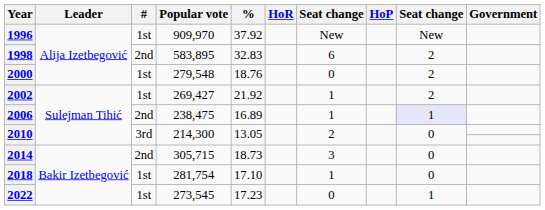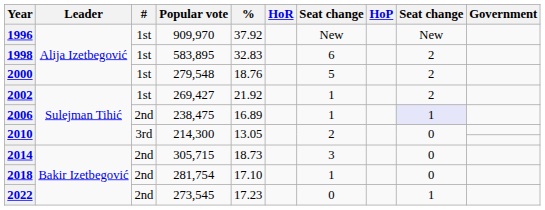(144, 54) 2nd -> (144, 54) 1st
(331, 74) 0 -> (331, 74) 5
(144, 174) 1st -> (144, 174) 2nd
(144, 194) 1st -> (144, 194) 2nd
